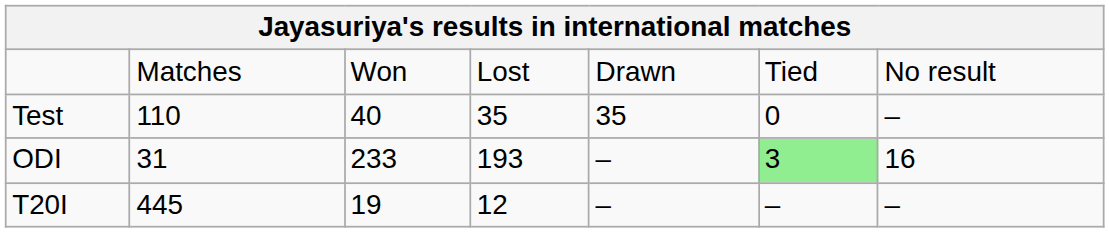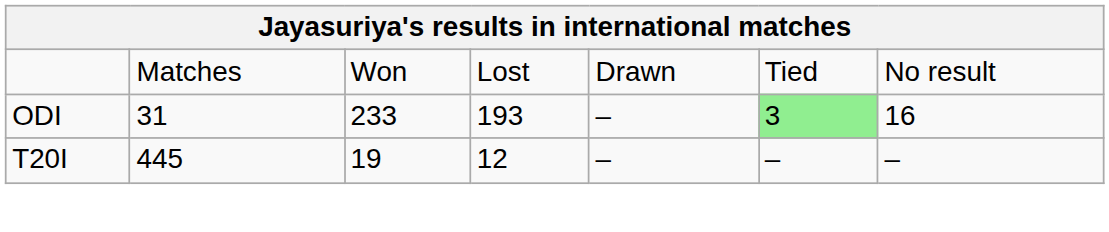- row: (38, 115)
